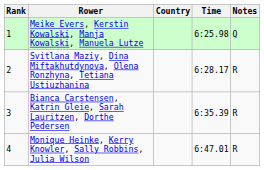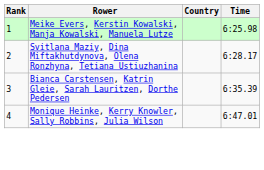- column: (245, 11)
